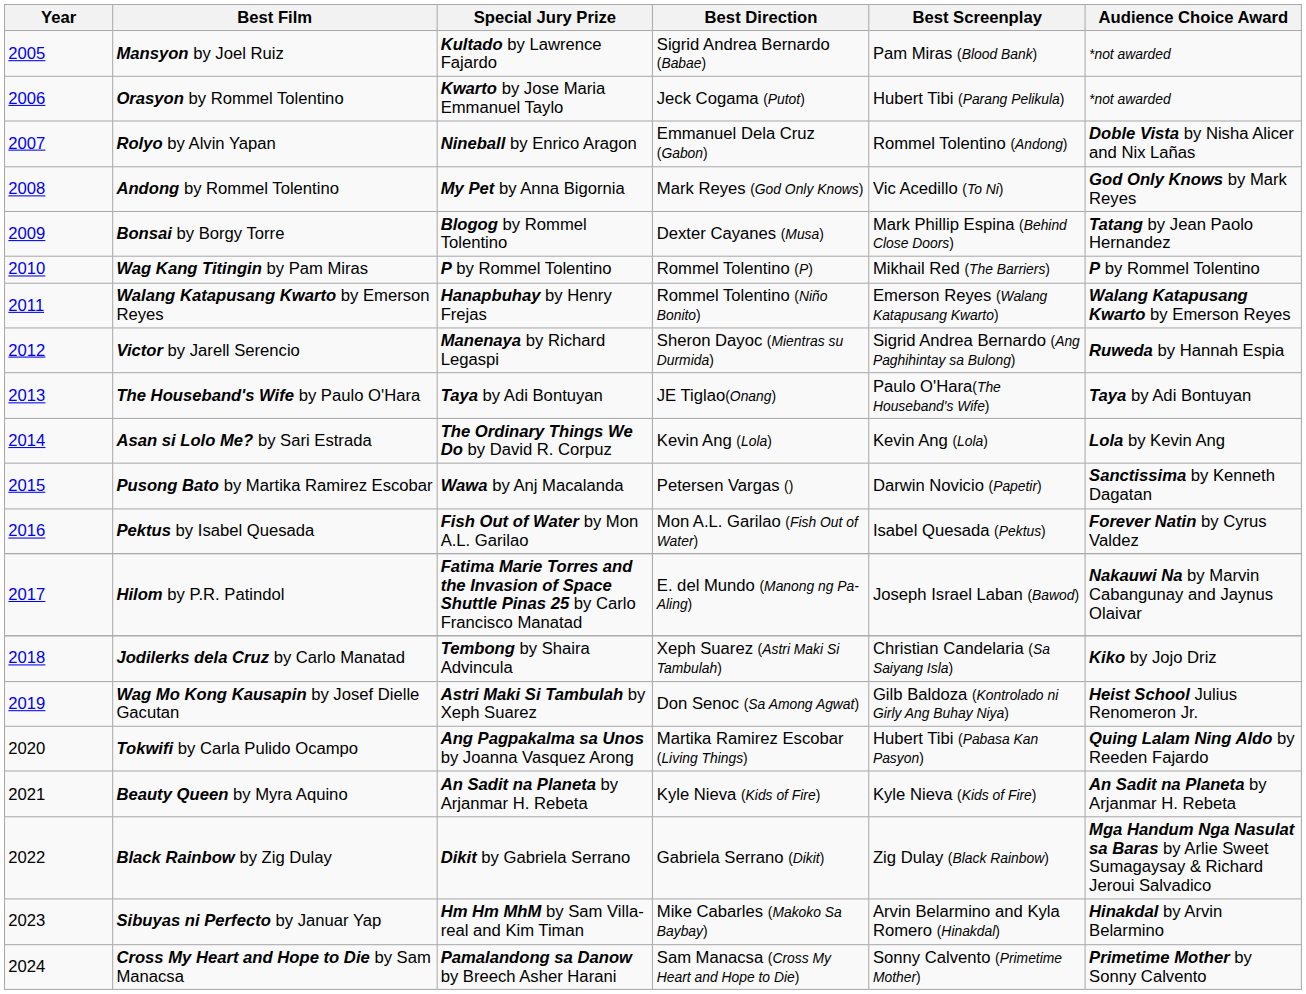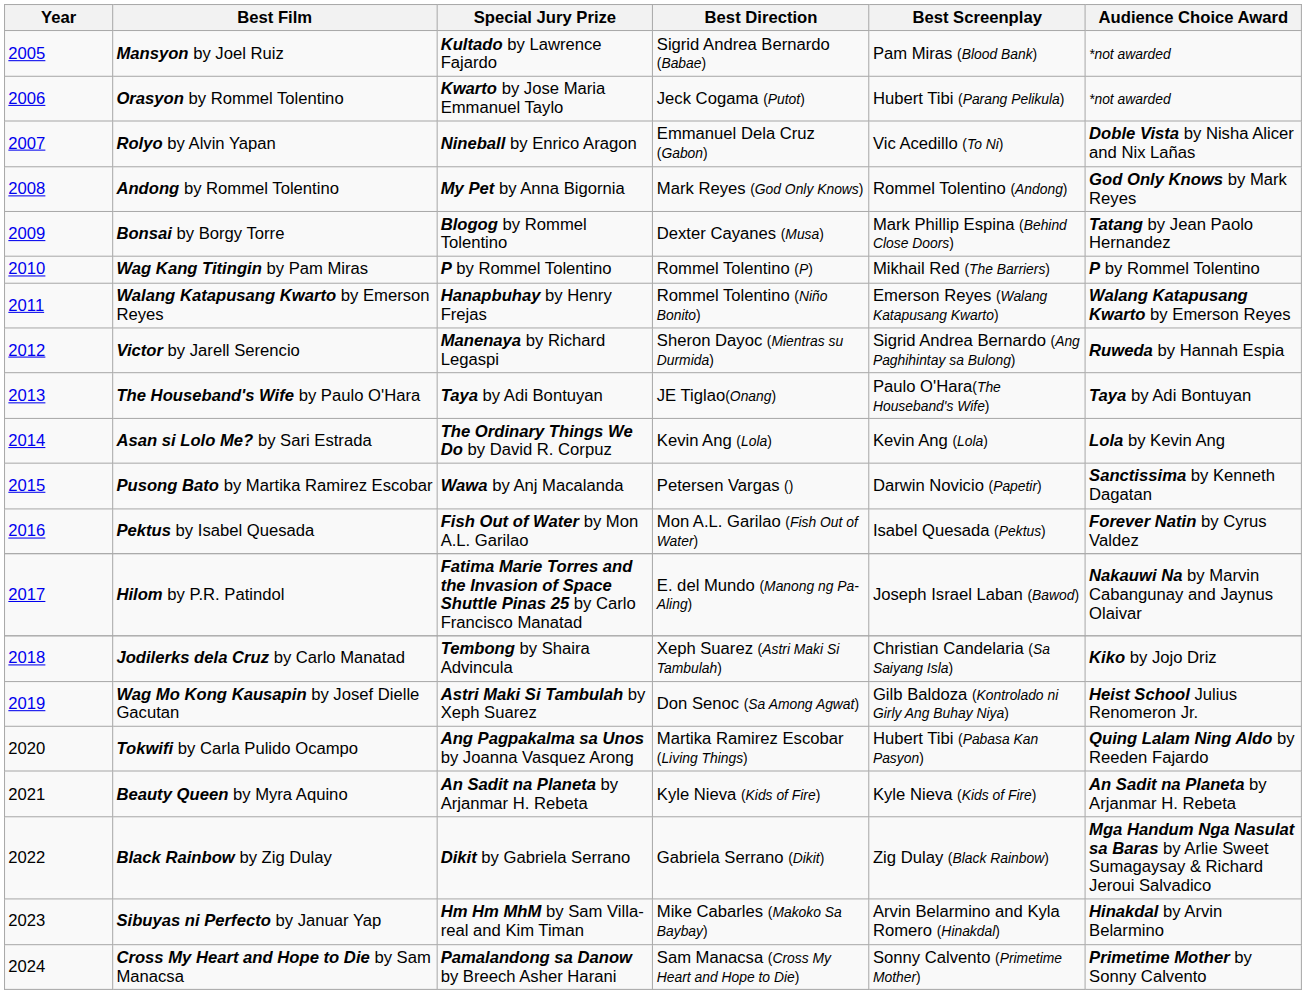(970, 143) Rommel Tolentino (Andong) -> (938, 143) Vic Acedillo (To Ni)
(938, 188) Vic Acedillo (To Ni) -> (970, 188) Rommel Tolentino (Andong)
